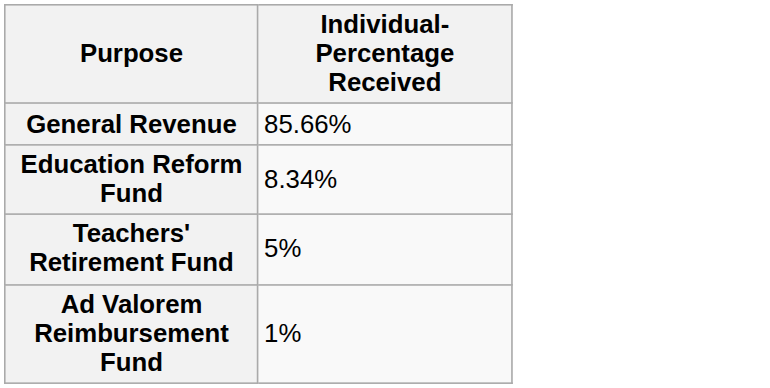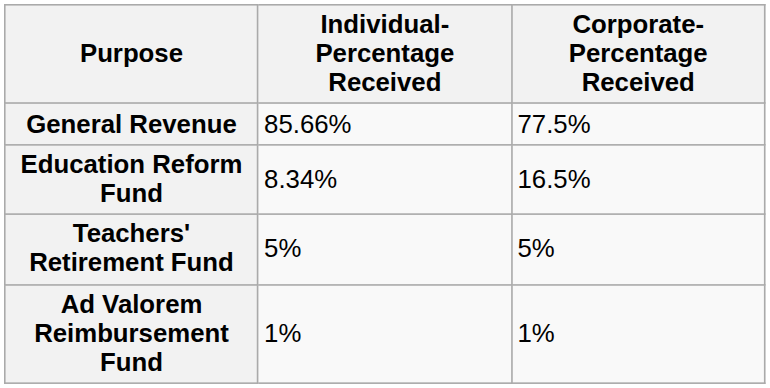+ column: (638, 53)
